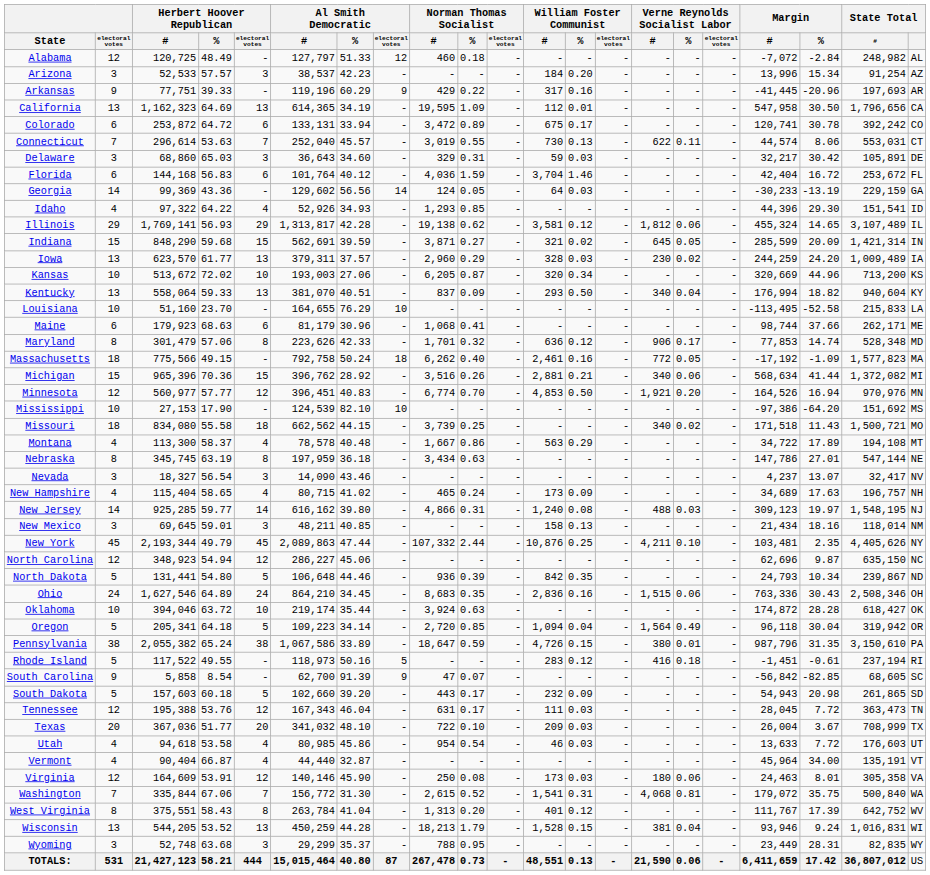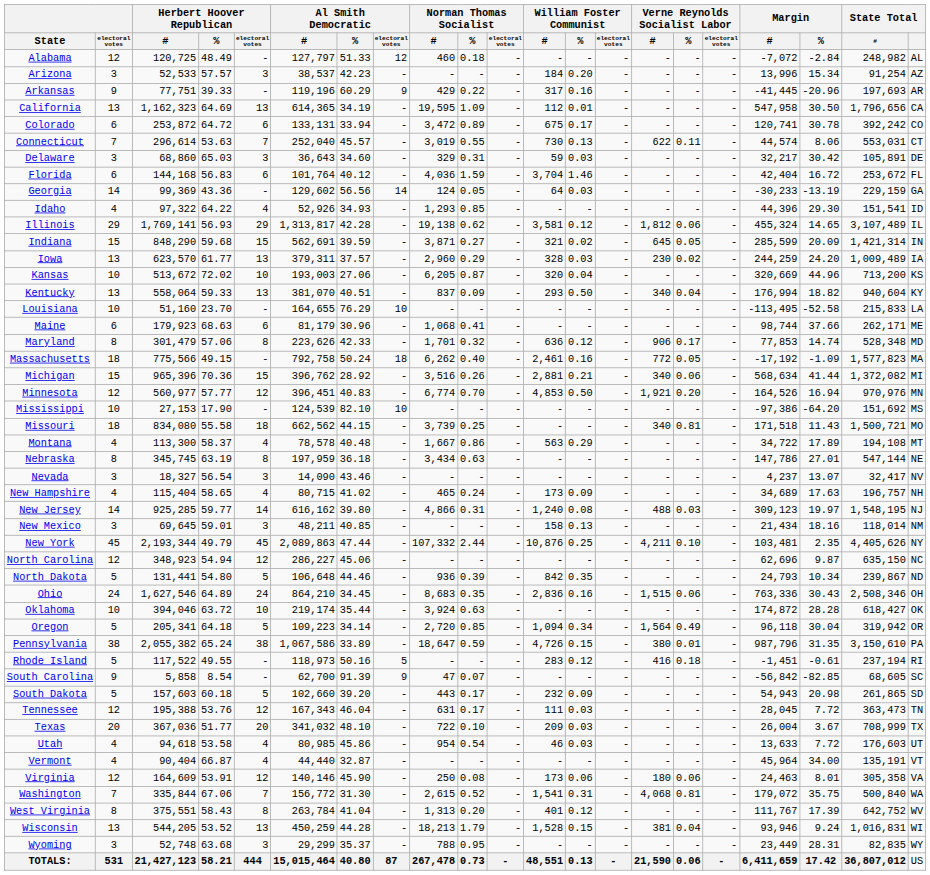(580, 276) 0.34 -> (580, 276) 0.04
(688, 426) 0.02 -> (688, 426) 0.81
(580, 627) 0.04 -> (580, 627) 0.34
(580, 778) 0.03 -> (580, 778) 0.06
